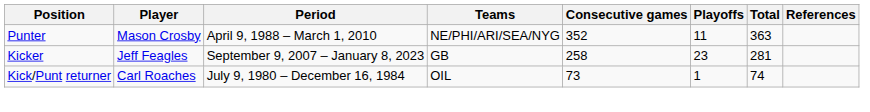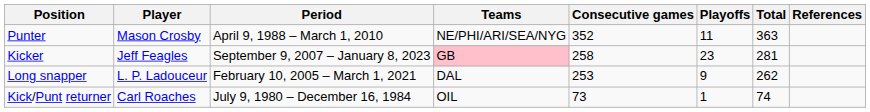(440, 55) no background -> (446, 55) pink background
+ row: (47, 76)
